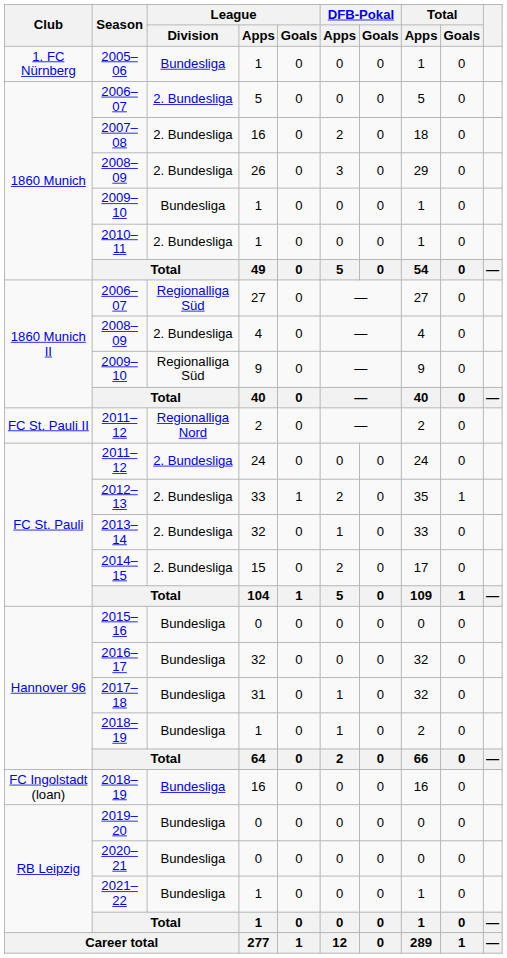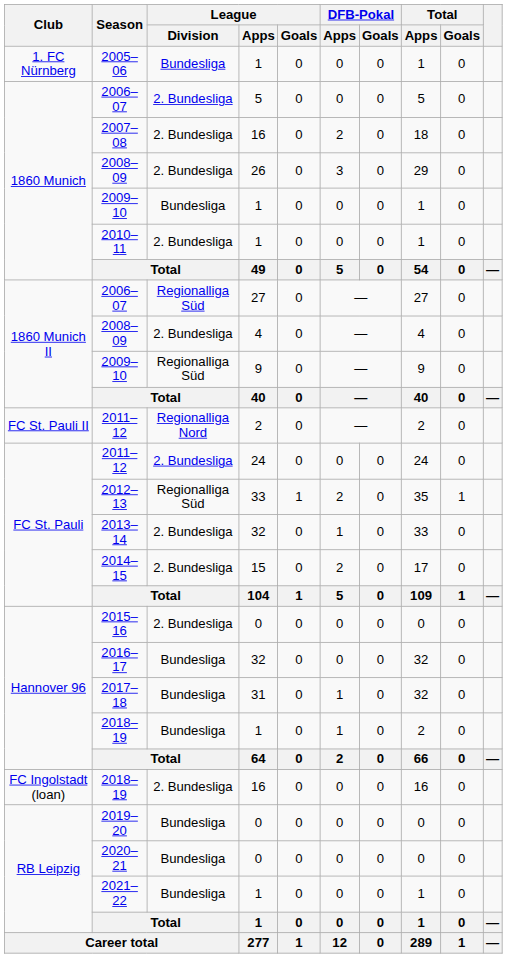(193, 496) 2. Bundesliga -> (193, 496) Regionalliga Süd
(193, 624) Bundesliga -> (193, 624) 2. Bundesliga
(193, 787) Bundesliga -> (193, 787) 2. Bundesliga
